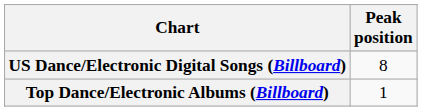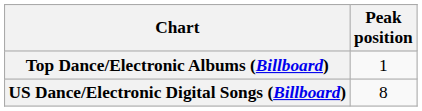rows swapped: (177, 65) <-> (177, 92)
